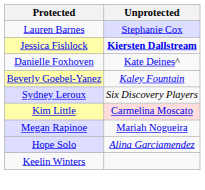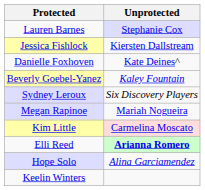(152, 45) bold -> (152, 45) normal
rows swapped: (54, 111) <-> (54, 128)
+ row: (54, 144)
